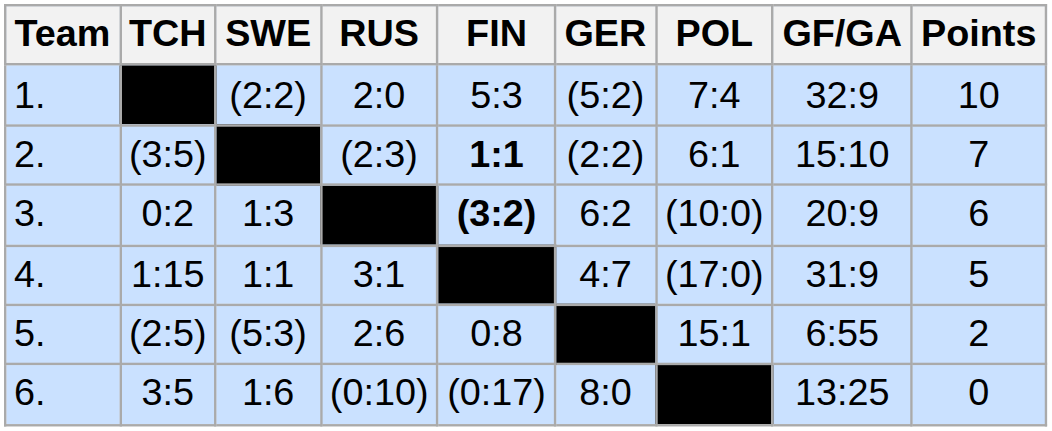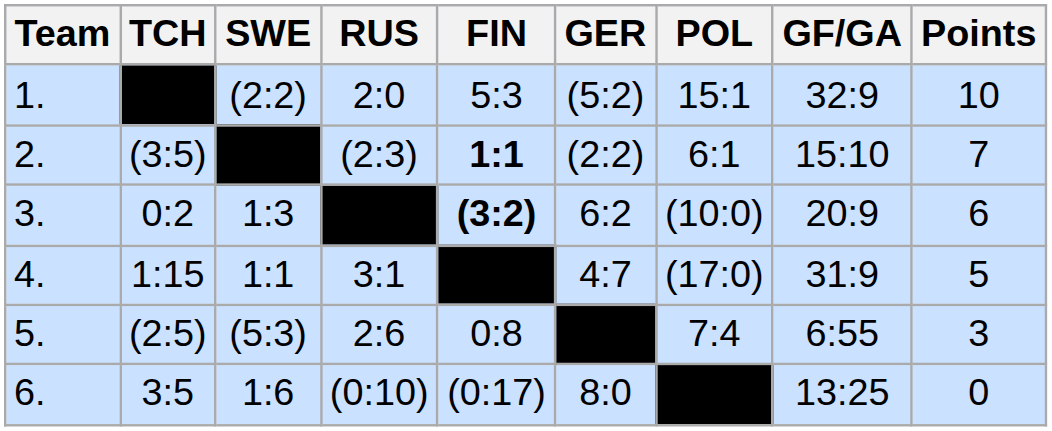(714, 94) 7:4 -> (714, 94) 15:1
(714, 333) 15:1 -> (714, 333) 7:4
(979, 333) 2 -> (979, 333) 3
